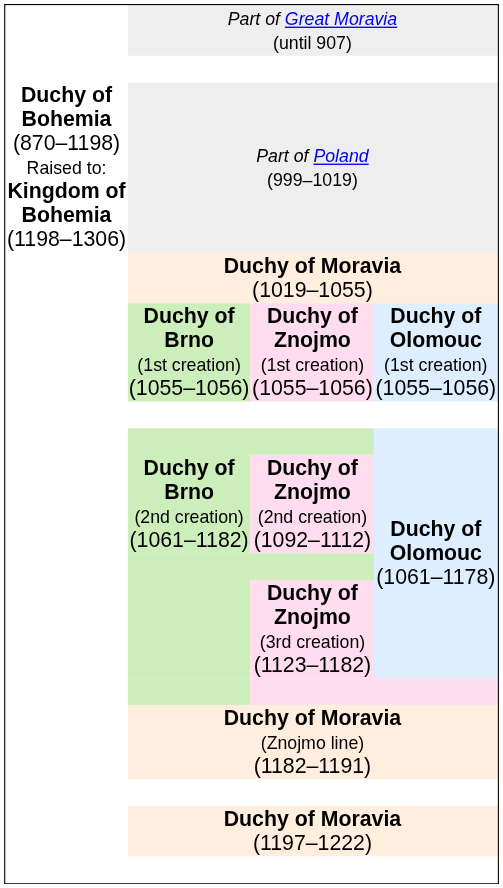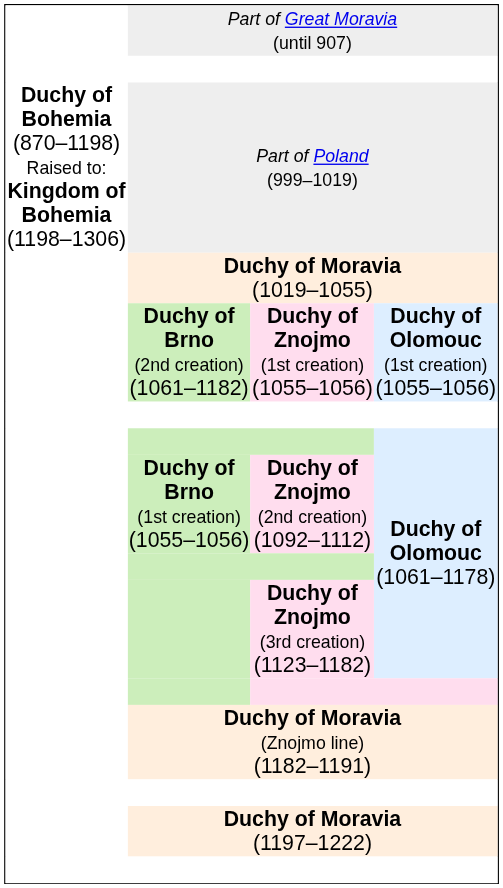(189, 352) Duchy of Brno (1st creation) (1055–1056) -> (189, 352) Duchy of Brno (2nd creation) (1061–1182)
(189, 503) Duchy of Brno (2nd creation) (1061–1182) -> (189, 503) Duchy of Brno (1st creation) (1055–1056)
